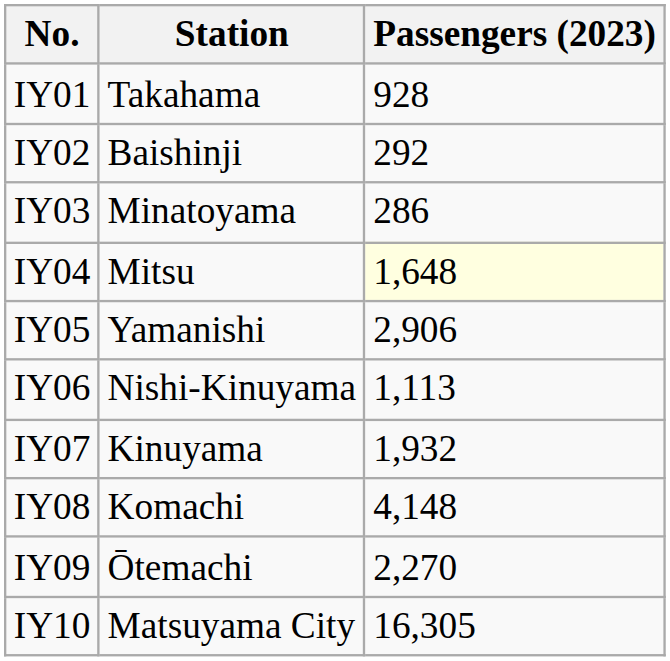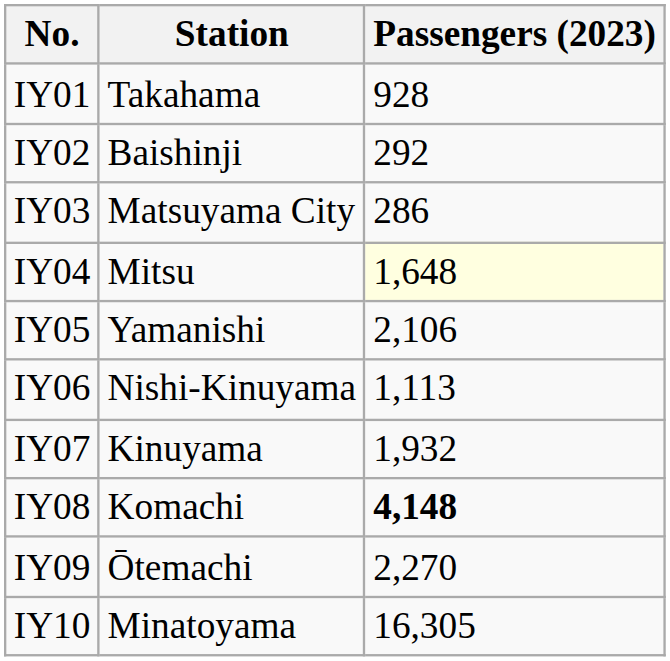(202, 211) Minatoyama -> (231, 211) Matsuyama City
(415, 329) 2,906 -> (415, 329) 2,106
(415, 507) normal -> (415, 507) bold
(231, 625) Matsuyama City -> (202, 625) Minatoyama
